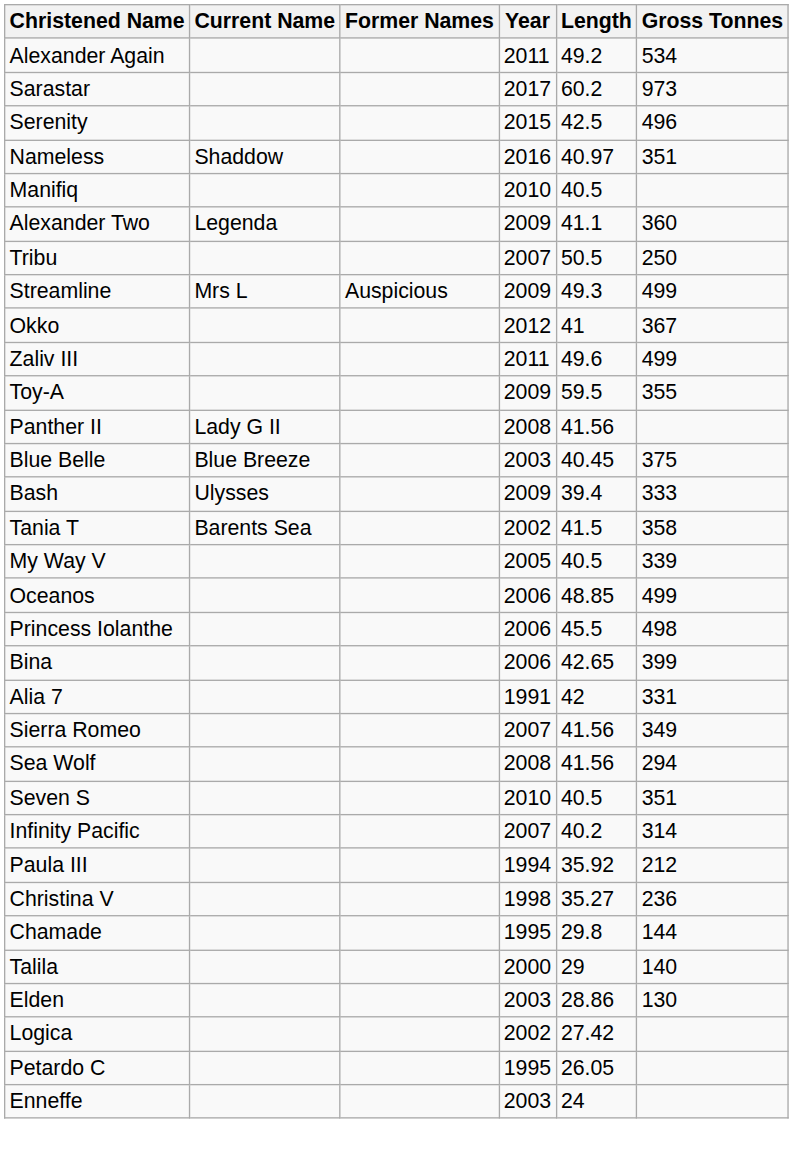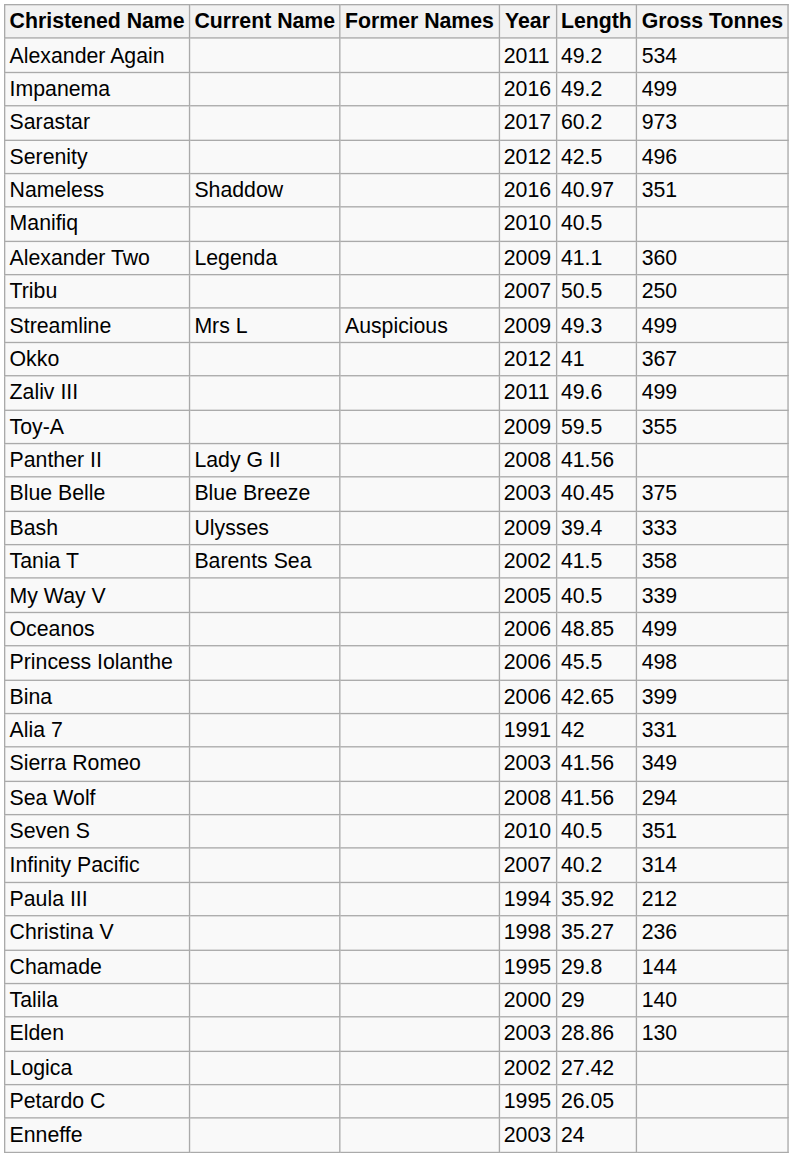+ row: (60, 88)
(527, 122) 2015 -> (527, 156) 2012
(527, 730) 2007 -> (527, 763) 2003
